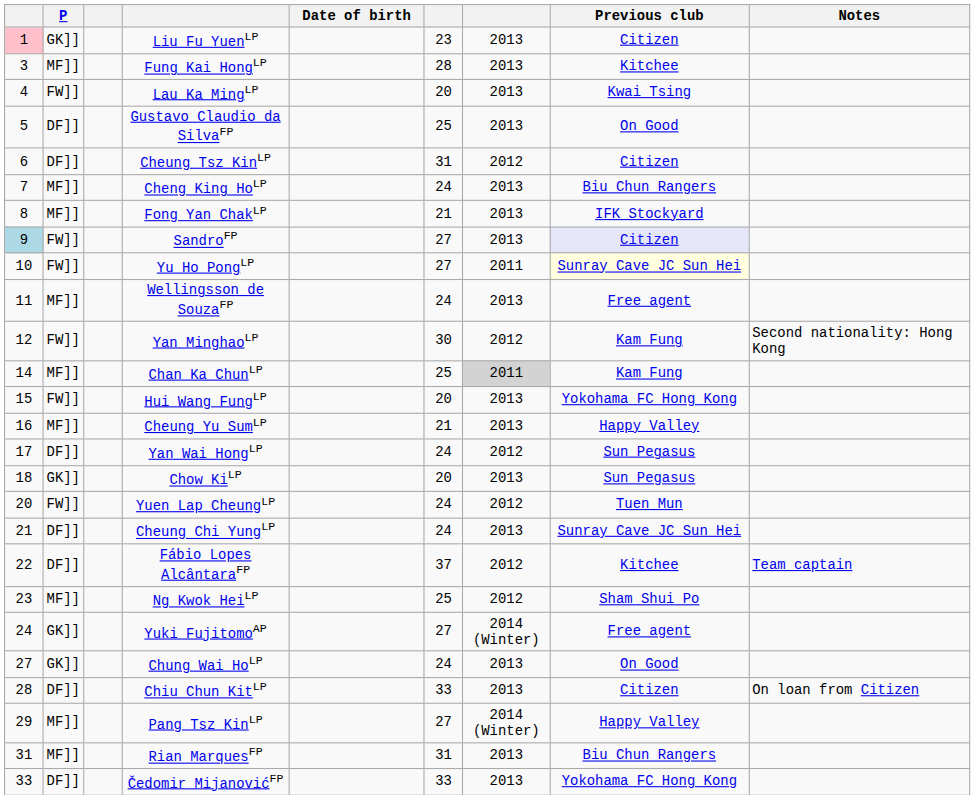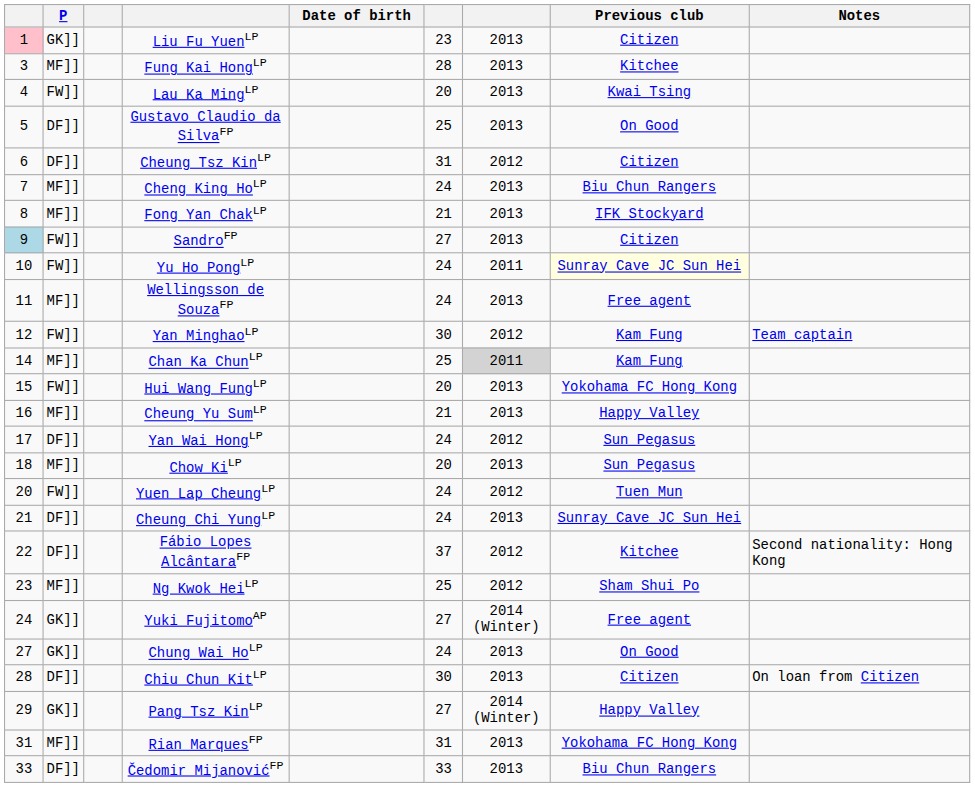(649, 240) lavender background -> (649, 240) no background
(443, 266) 27 -> (443, 266) 24
(852, 341) Second nationality: Hong Kong -> (802, 335) Team captain
(63, 478) GK]] -> (63, 466) MF]]
(802, 565) Team captain -> (852, 553) Second nationality: Hong Kong
(443, 691) 33 -> (443, 678) 30
(63, 723) MF]] -> (63, 711) GK]]
(649, 755) Biu Chun Rangers -> (649, 743) Yokohama FC Hong Kong
(649, 782) Yokohama FC Hong Kong -> (649, 769) Biu Chun Rangers
